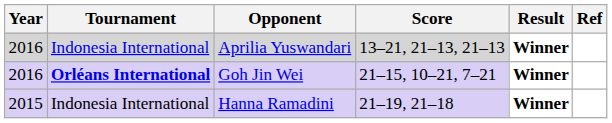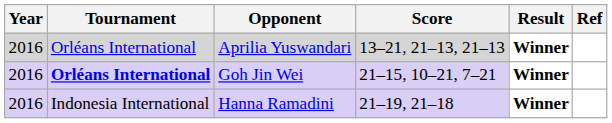(130, 47) Indonesia International -> (123, 47) Orléans International
(26, 103) 2015 -> (26, 103) 2016
